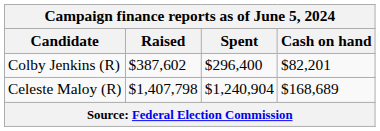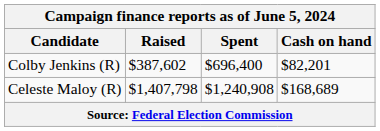(234, 65) $296,400 -> (234, 65) $696,400
(239, 89) $1,240,904 -> (239, 89) $1,240,908
